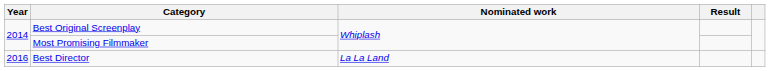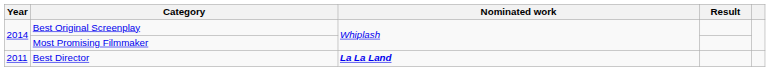(17, 58) 2016 -> (17, 58) 2011
(364, 58) normal -> (366, 58) bold
